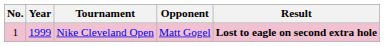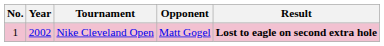(40, 32) 1999 -> (40, 32) 2002
